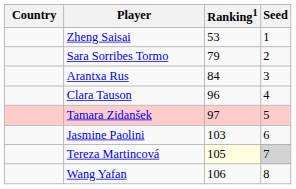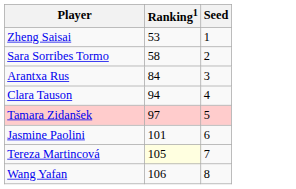- column: (34, 15)
(213, 56) 79 -> (154, 56) 58
(213, 95) 96 -> (154, 95) 94
(216, 134) 103 -> (157, 134) 101
(266, 154) lightgrey background -> (207, 154) no background
